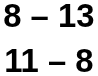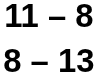rows swapped: (49, 61) <-> (49, 16)
